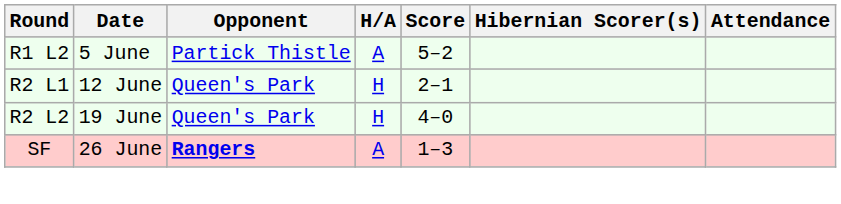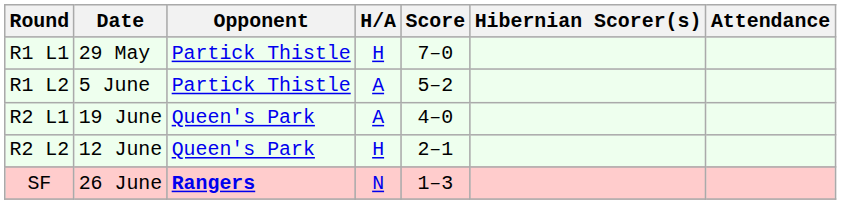+ row: (39, 53)
(120, 86) 12 June -> (120, 118) 19 June
(378, 86) H -> (378, 118) A
(435, 86) 2–1 -> (435, 118) 4–0
(120, 118) 19 June -> (120, 151) 12 June
(435, 118) 4–0 -> (435, 151) 2–1
(378, 151) A -> (378, 183) N
